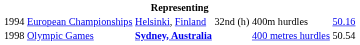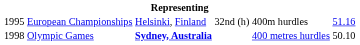(14, 21) 1994 -> (14, 21) 1995
(344, 21) 50.16 -> (344, 21) 51.16
(344, 36) 50.54 -> (344, 36) 50.10
